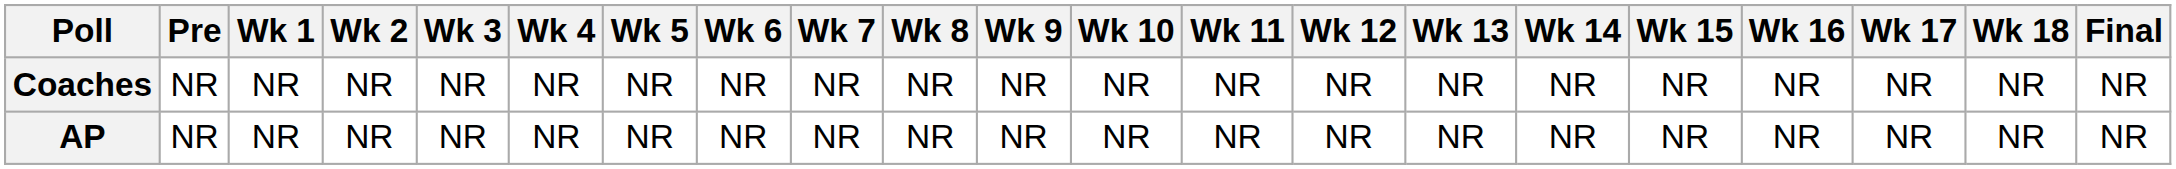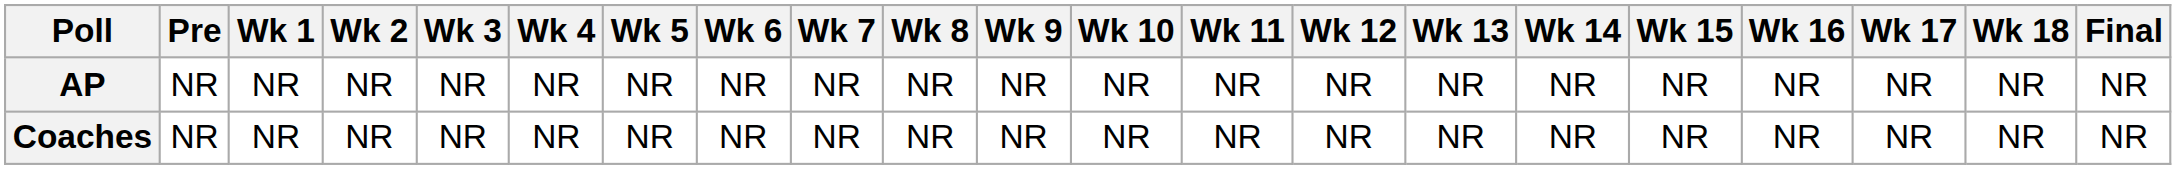rows swapped: (82, 137) <-> (82, 84)
